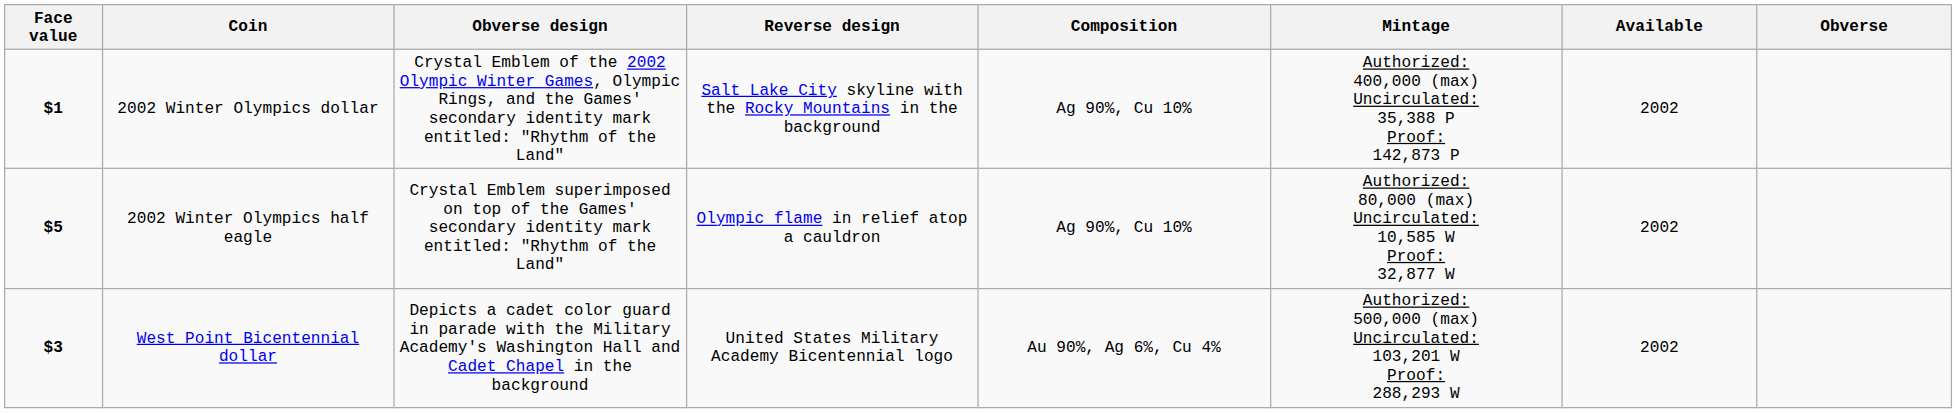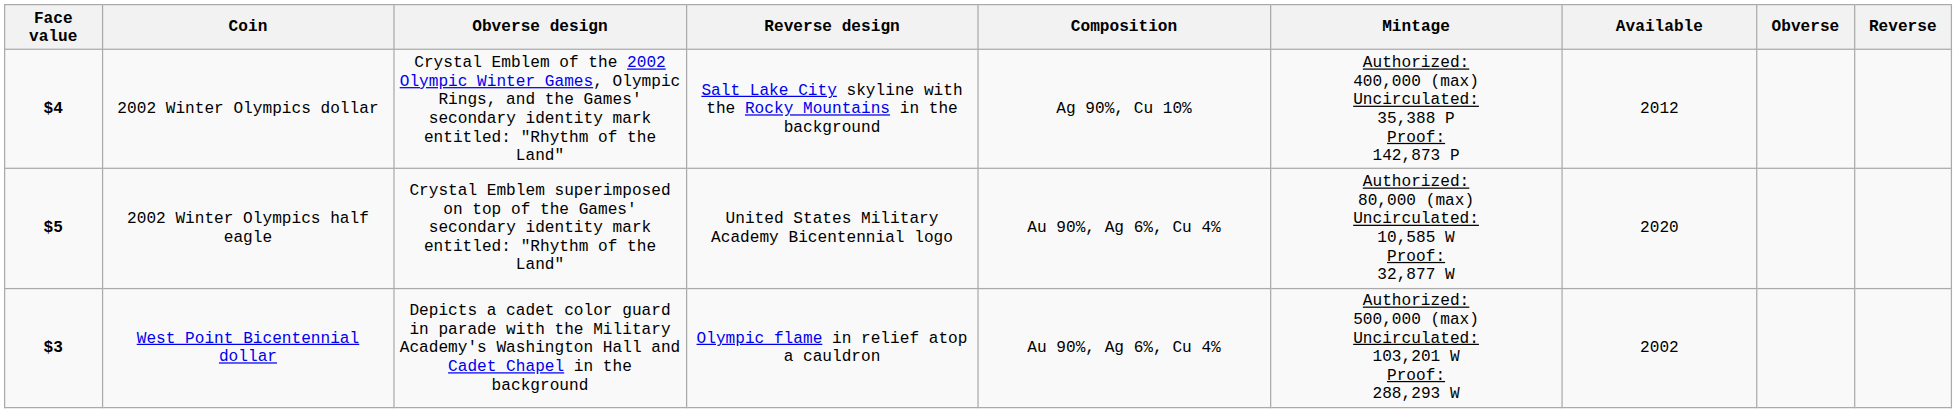+ column: (1903, 27)
(53, 109) $1 -> (53, 109) $4
(1659, 109) 2002 -> (1659, 109) 2012
(832, 228) Olympic flame in relief atop a cauldron -> (832, 228) United States Military Academy Bicentennial logo
(1124, 228) Ag 90%, Cu 10% -> (1124, 228) Au 90%, Ag 6%, Cu 4%
(1659, 228) 2002 -> (1659, 228) 2020
(832, 348) United States Military Academy Bicentennial logo -> (832, 348) Olympic flame in relief atop a cauldron
